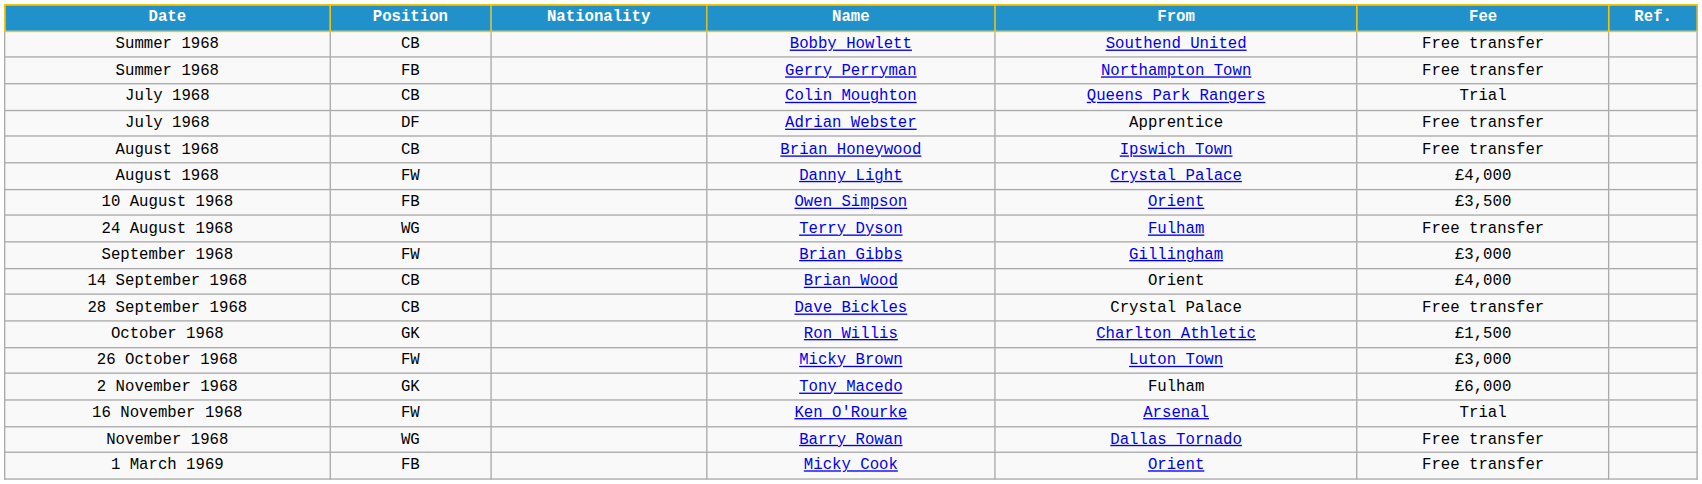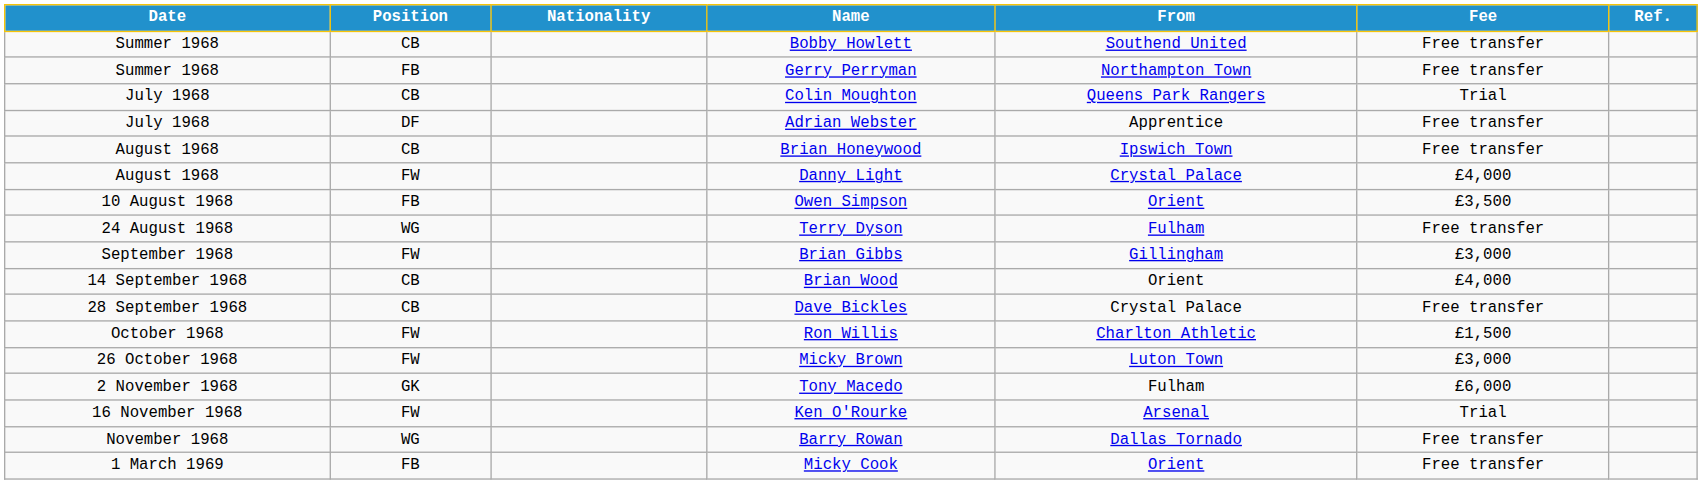(410, 334) GK -> (410, 334) FW
